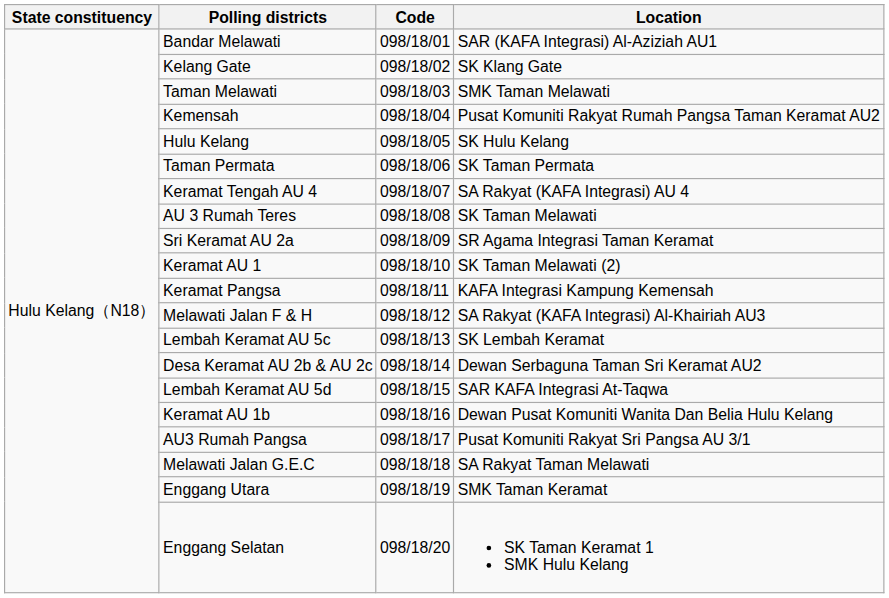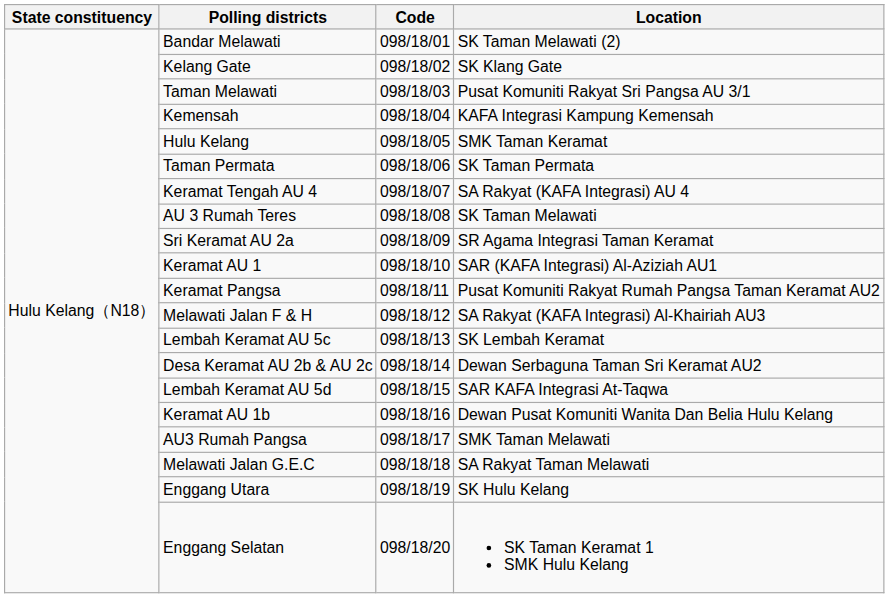(587, 41) SAR (KAFA Integrasi) Al-Aziziah AU1 -> (539, 41) SK Taman Melawati (2)
(534, 91) SMK Taman Melawati -> (604, 91) Pusat Komuniti Rakyat Sri Pangsa AU 3/1
(669, 116) Pusat Komuniti Rakyat Rumah Pangsa Taman Keramat AU2 -> (586, 116) KAFA Integrasi Kampung Kemensah
(513, 141) SK Hulu Kelang -> (532, 141) SMK Taman Keramat
(539, 265) SK Taman Melawati (2) -> (587, 265) SAR (KAFA Integrasi) Al-Aziziah AU1
(586, 290) KAFA Integrasi Kampung Kemensah -> (669, 290) Pusat Komuniti Rakyat Rumah Pangsa Taman Keramat AU2
(604, 439) Pusat Komuniti Rakyat Sri Pangsa AU 3/1 -> (534, 439) SMK Taman Melawati
(532, 489) SMK Taman Keramat -> (513, 489) SK Hulu Kelang
